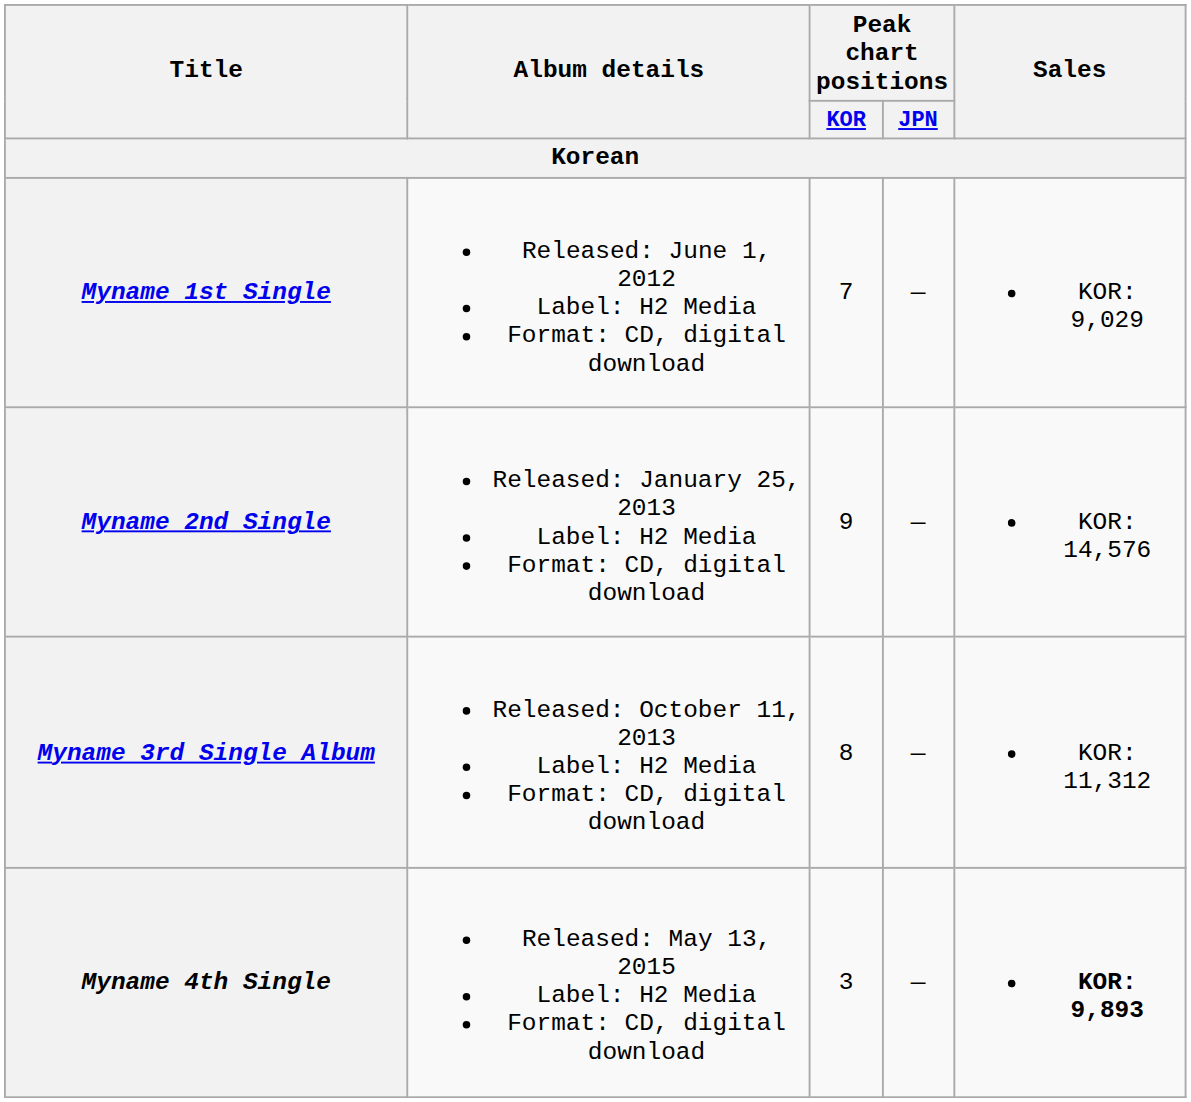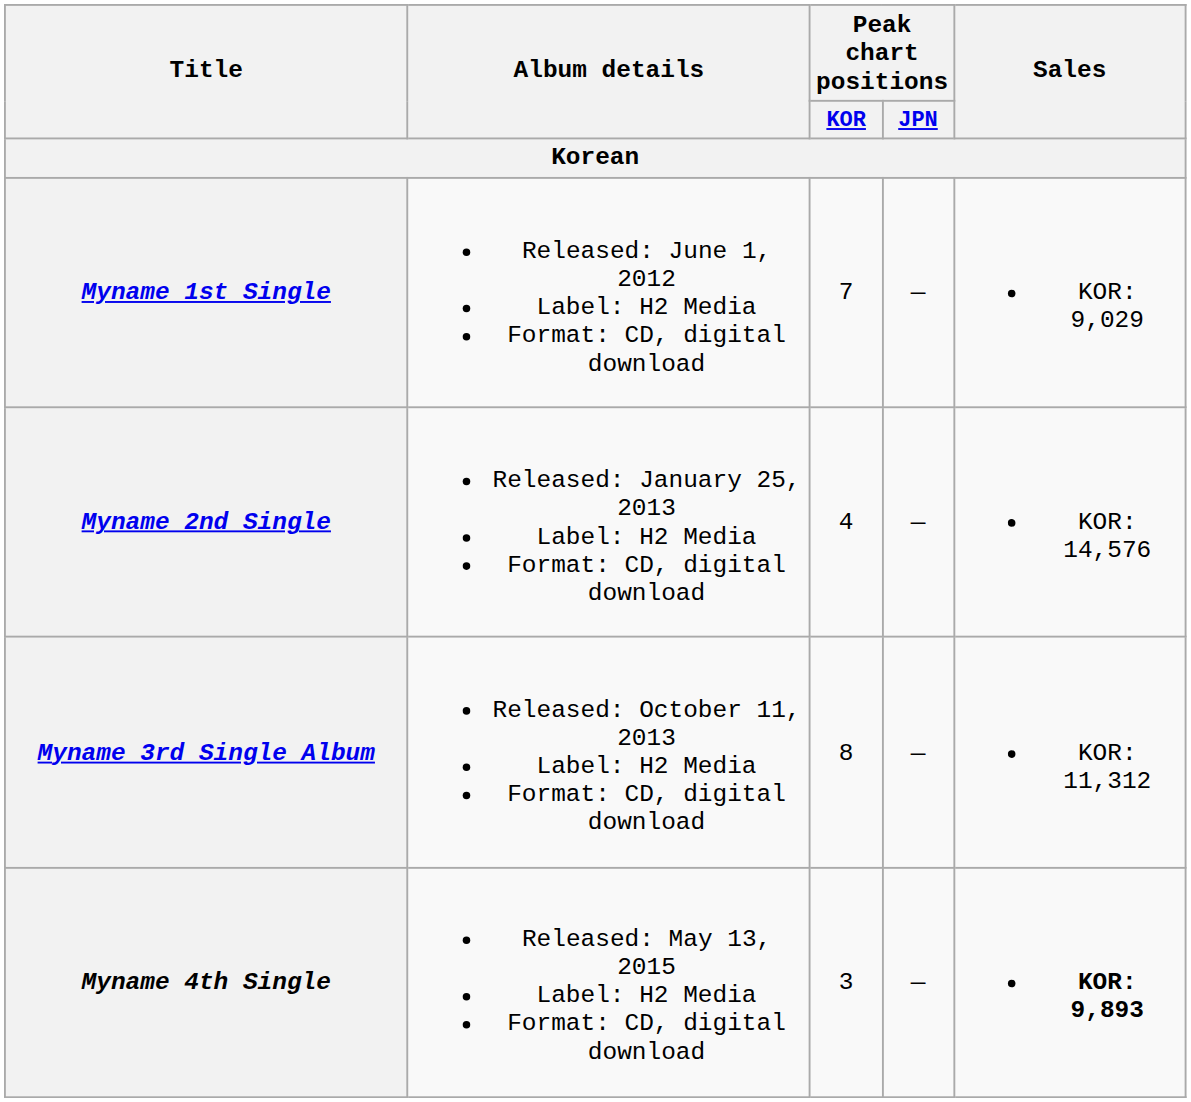(846, 523) 9 -> (846, 523) 4
